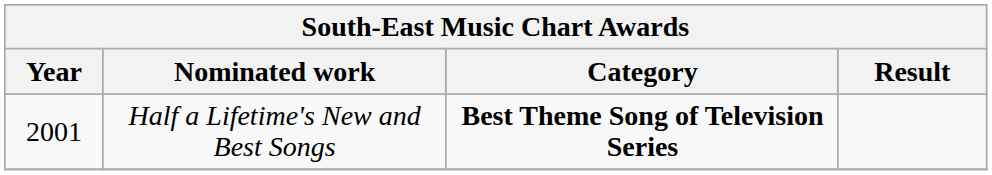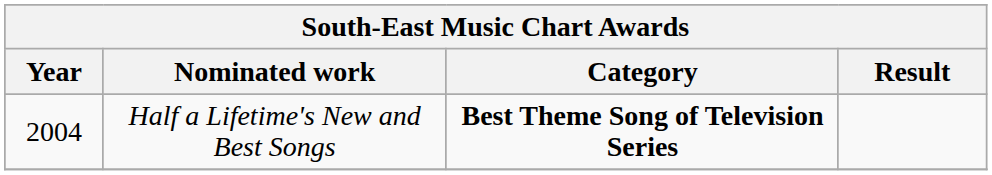(54, 131) 2001 -> (54, 131) 2004
